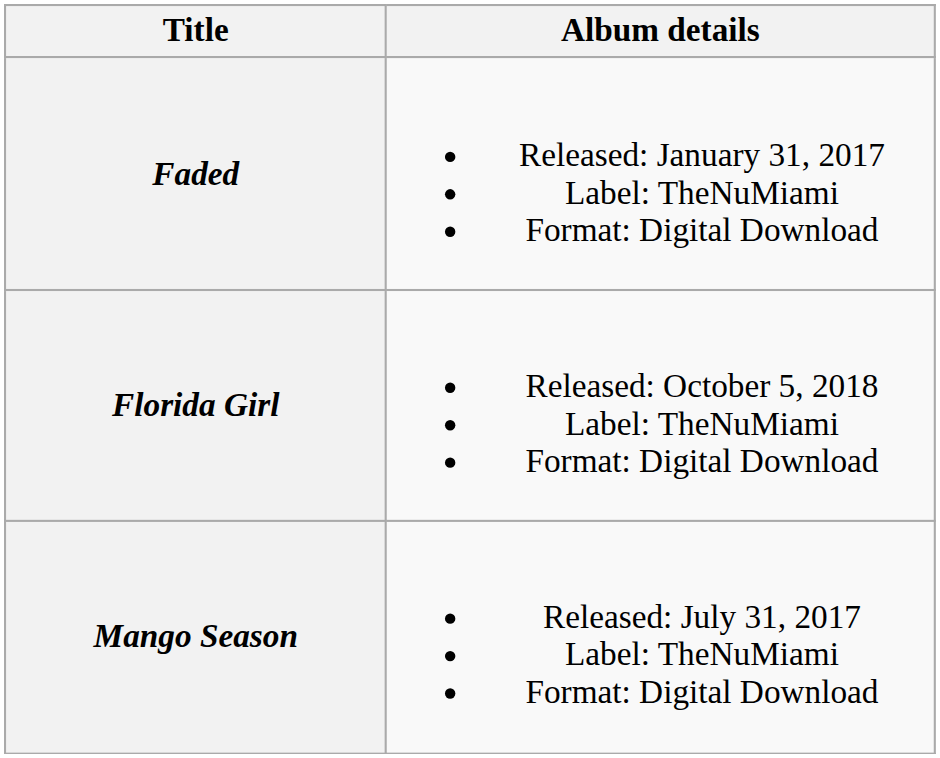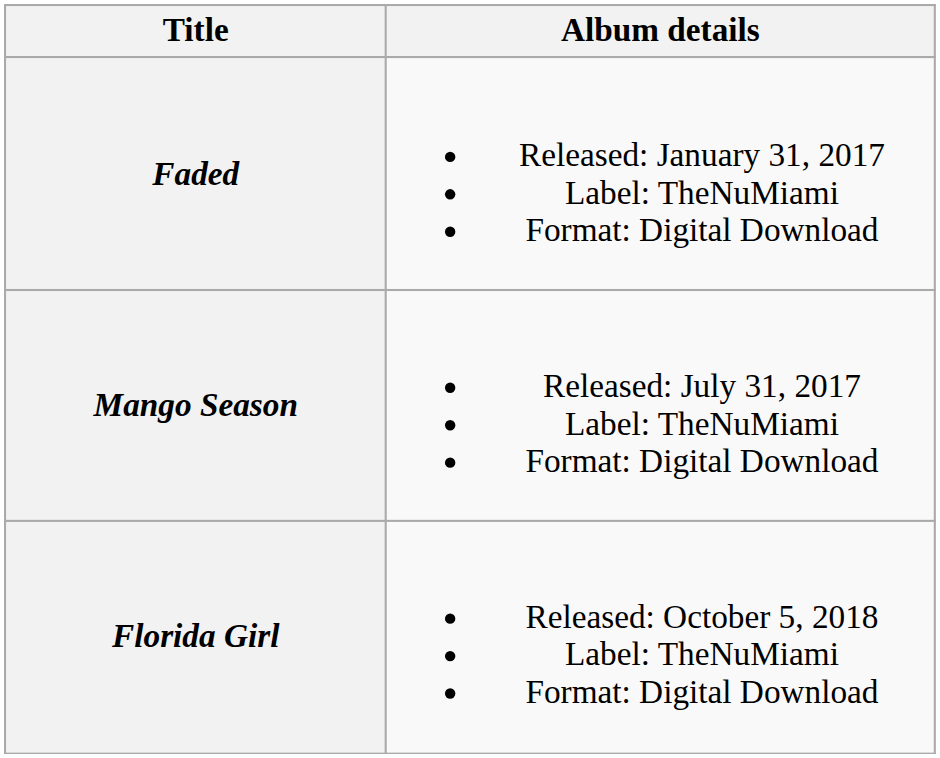rows swapped: (196, 636) <-> (196, 404)
